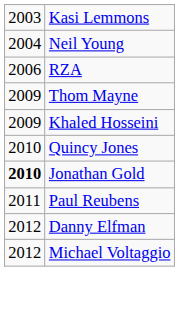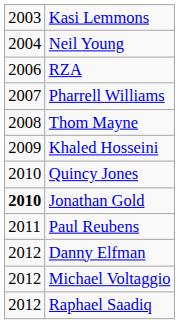+ row: (107, 95)
(25, 95) 2009 -> (25, 122) 2008
+ row: (100, 305)
